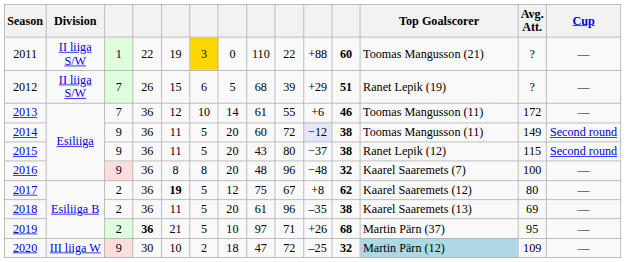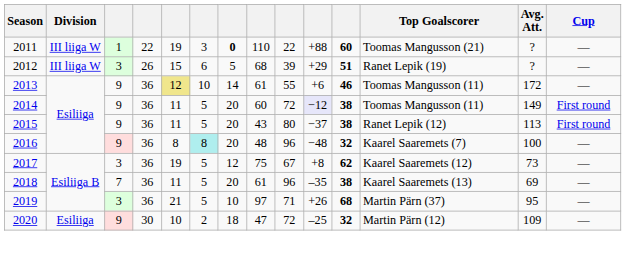(75, 53) II liiga S/W -> (75, 47) III liiga W
(204, 53) gold background -> (204, 47) no background
(232, 53) normal -> (232, 47) bold
(75, 86) II liiga S/W -> (75, 66) III liiga W
(119, 86) 7 -> (119, 66) 3
(119, 113) 7 -> (119, 85) 9
(176, 113) no background -> (176, 85) khaki background
(584, 132) Second round -> (584, 104) First round
(532, 151) 115 -> (532, 124) 113
(584, 151) Second round -> (584, 124) First round
(204, 170) no background -> (204, 143) paleturquoise background
(119, 190) 2 -> (119, 162) 3
(176, 190) bold -> (176, 162) normal
(532, 190) 80 -> (532, 162) 73
(119, 209) 2 -> (119, 182) 7
(119, 228) 2 -> (119, 201) 3
(147, 228) bold -> (147, 201) normal
(75, 248) III liiga W -> (75, 220) Esiliiga
(404, 248) lightblue background -> (404, 220) no background
